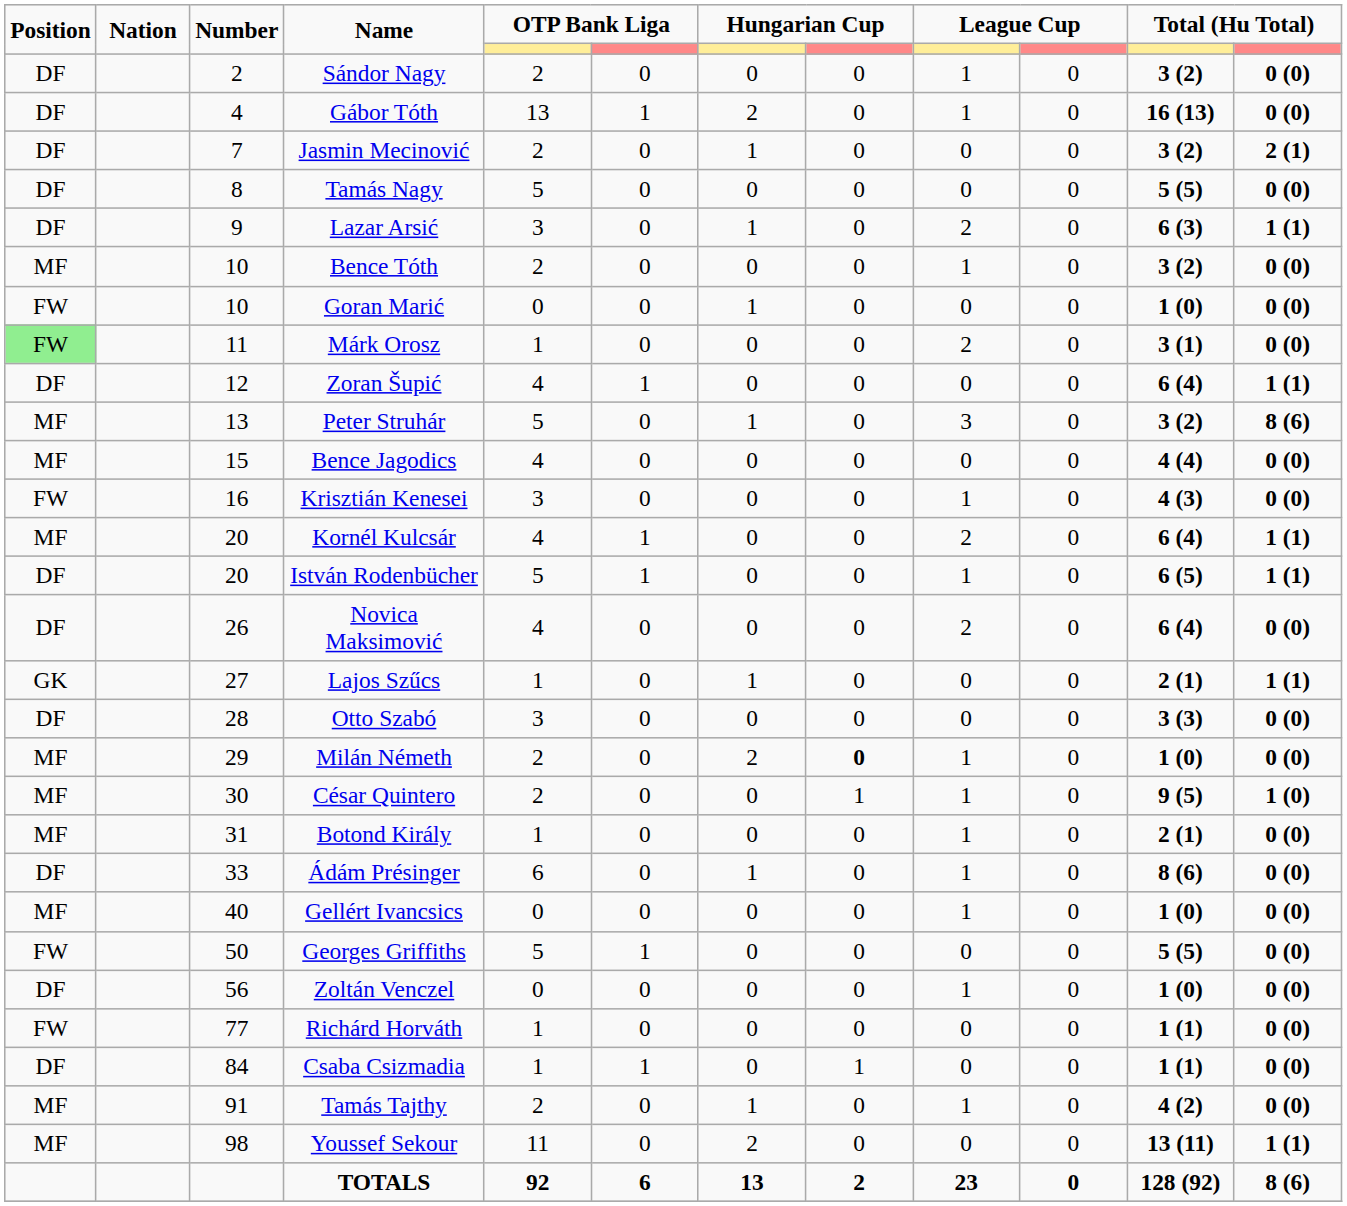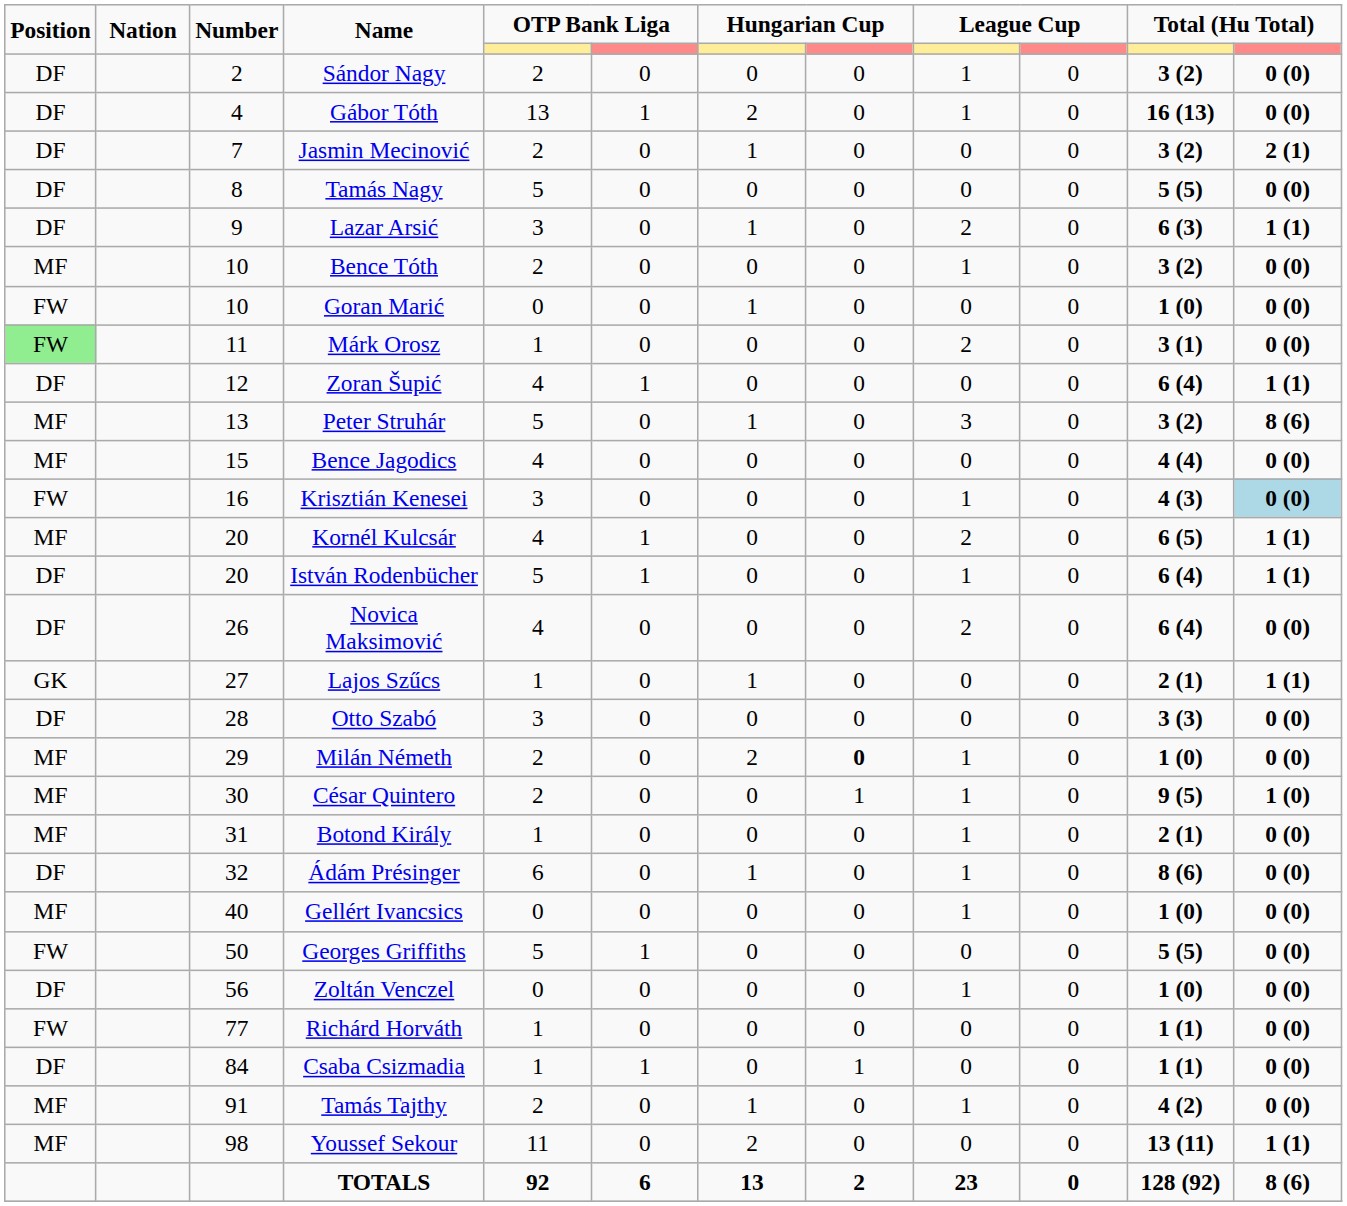(1288, 498) no background -> (1288, 498) lightblue background
(1180, 536) 6 (4) -> (1180, 536) 6 (5)
(1180, 575) 6 (5) -> (1180, 575) 6 (4)
(237, 873) 33 -> (237, 873) 32
